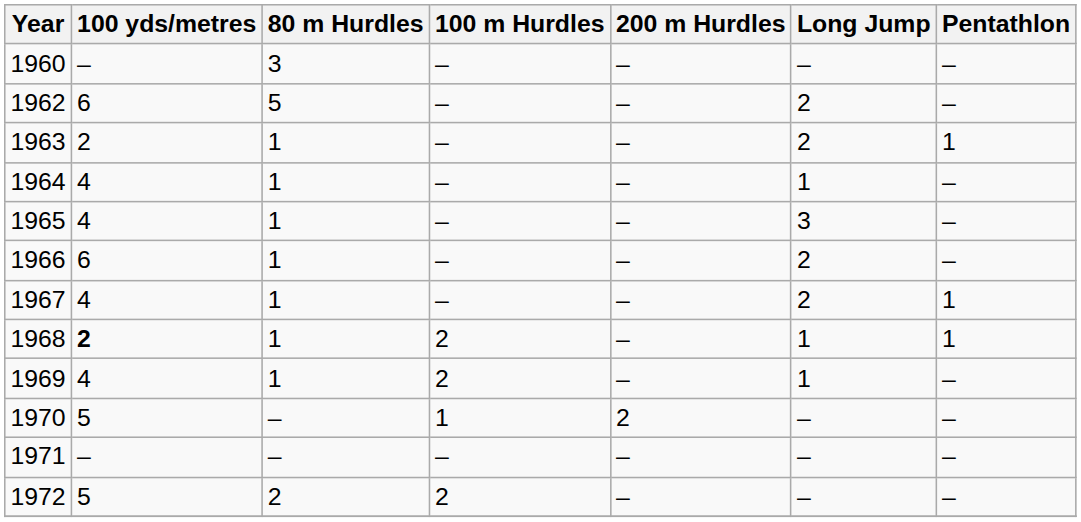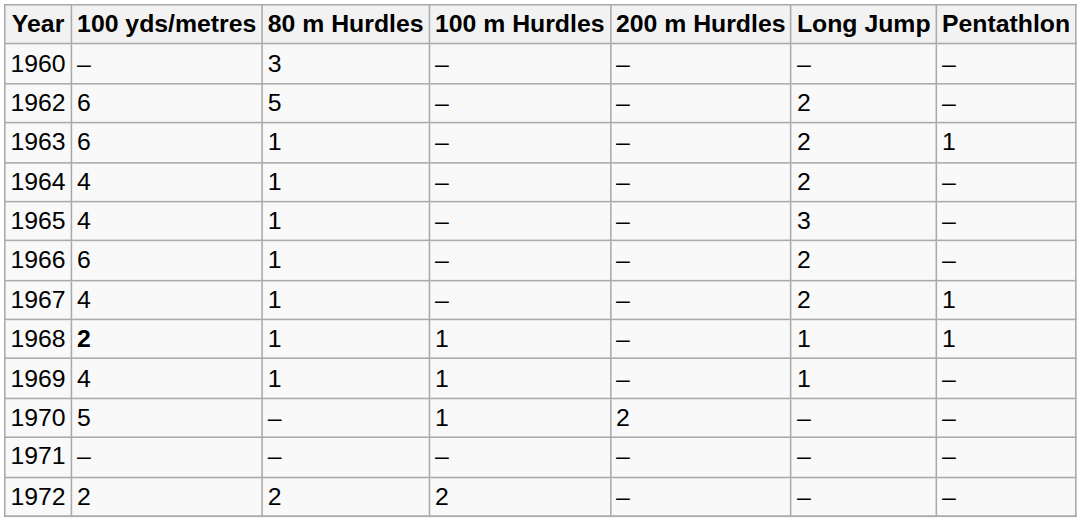(84, 142) 2 -> (84, 142) 6
(804, 181) 1 -> (804, 181) 2
(442, 338) 2 -> (442, 338) 1
(442, 378) 2 -> (442, 378) 1
(84, 496) 5 -> (84, 496) 2
